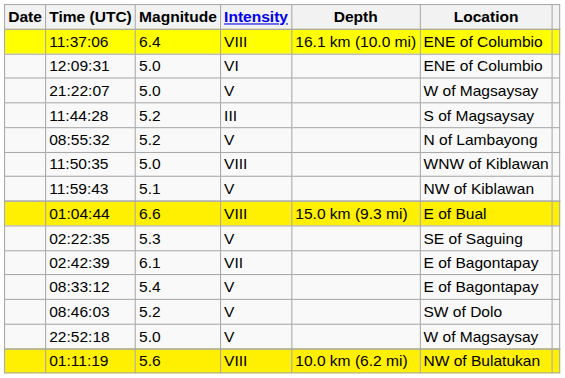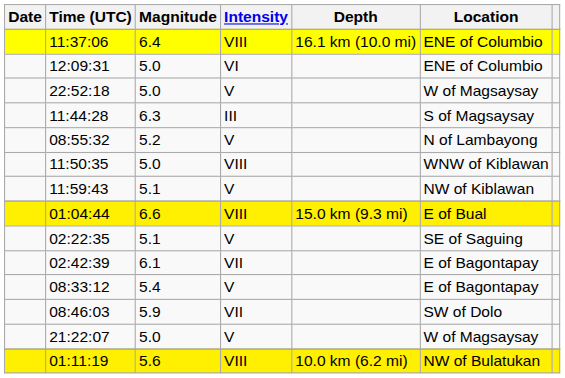rows swapped: (79, 337) <-> (79, 91)
(150, 115) 5.2 -> (150, 115) 6.3
(150, 238) 5.3 -> (150, 238) 5.1
(150, 312) 5.2 -> (150, 312) 5.9
(229, 312) V -> (234, 312) VII
